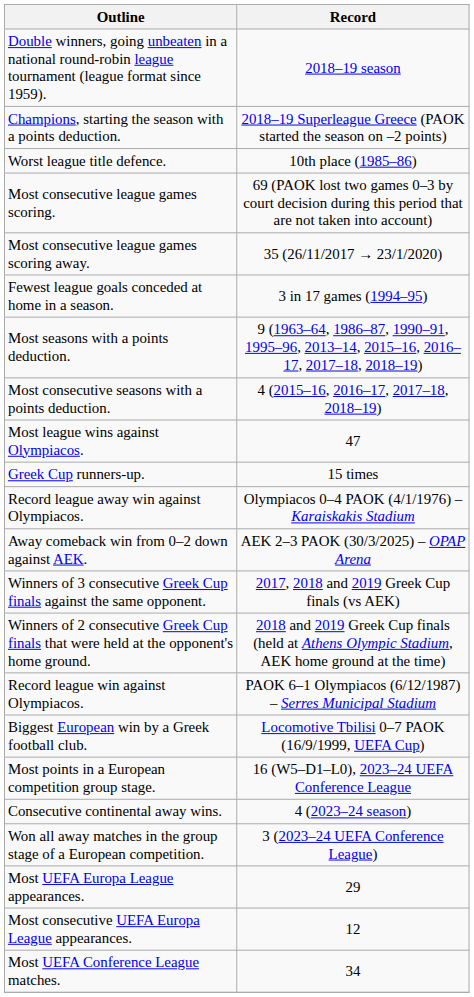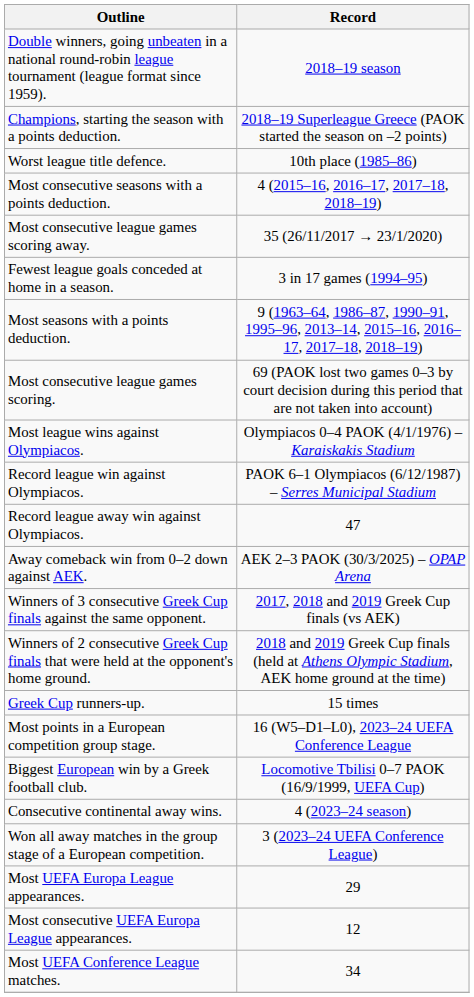rows swapped: (102, 203) <-> (105, 398)
(353, 440) 47 -> (353, 440) Olympiacos 0–4 PAOK (4/1/1976) – Karaiskakis Stadium
rows swapped: (87, 694) <-> (76, 474)
(353, 507) Olympiacos 0–4 PAOK (4/1/1976) – Karaiskakis Stadium -> (353, 525) 47
rows swapped: (109, 736) <-> (86, 778)
